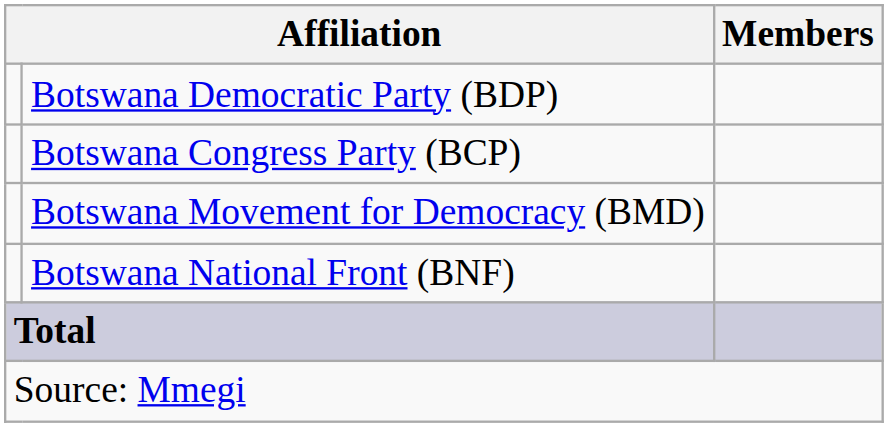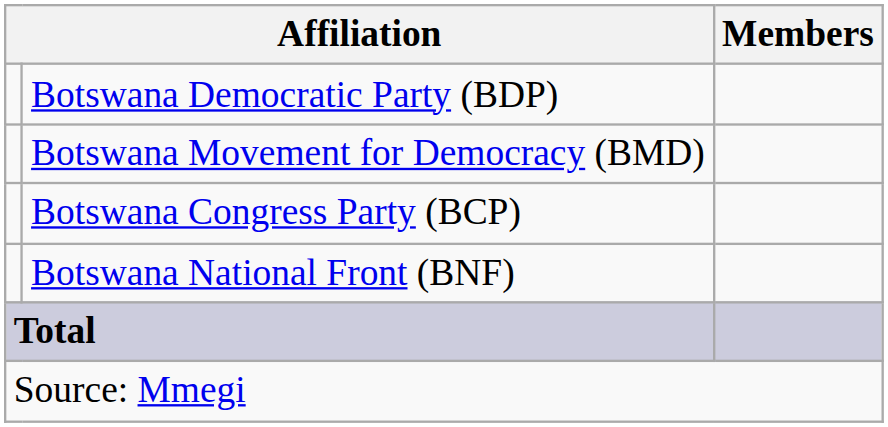rows swapped: (368, 212) <-> (276, 152)
